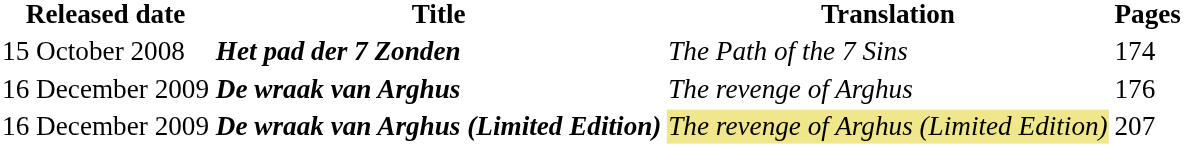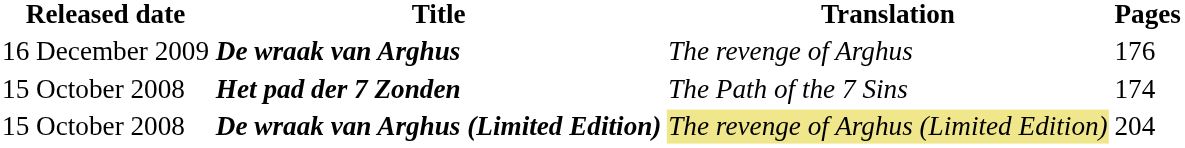rows swapped: (338, 51) <-> (338, 88)
(106, 126) 16 December 2009 -> (94, 126) 15 October 2008
(1135, 126) 207 -> (1135, 126) 204
